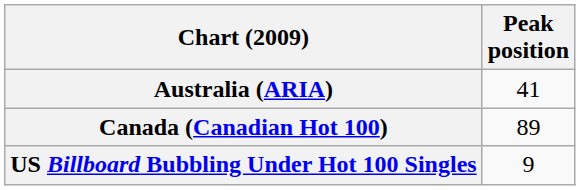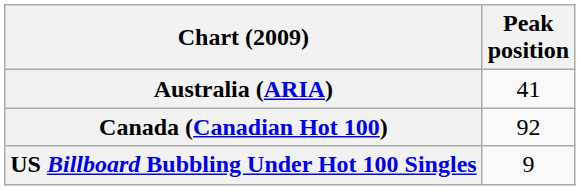(528, 126) 89 -> (528, 126) 92
